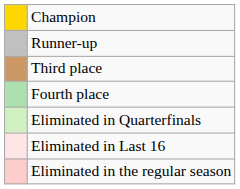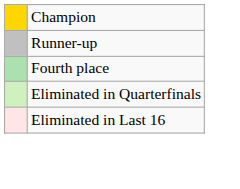- row: (67, 69)
- row: (131, 171)
